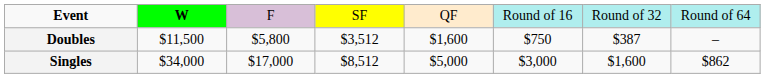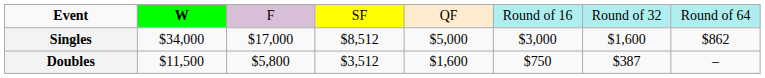rows swapped: (71, 62) <-> (71, 39)
